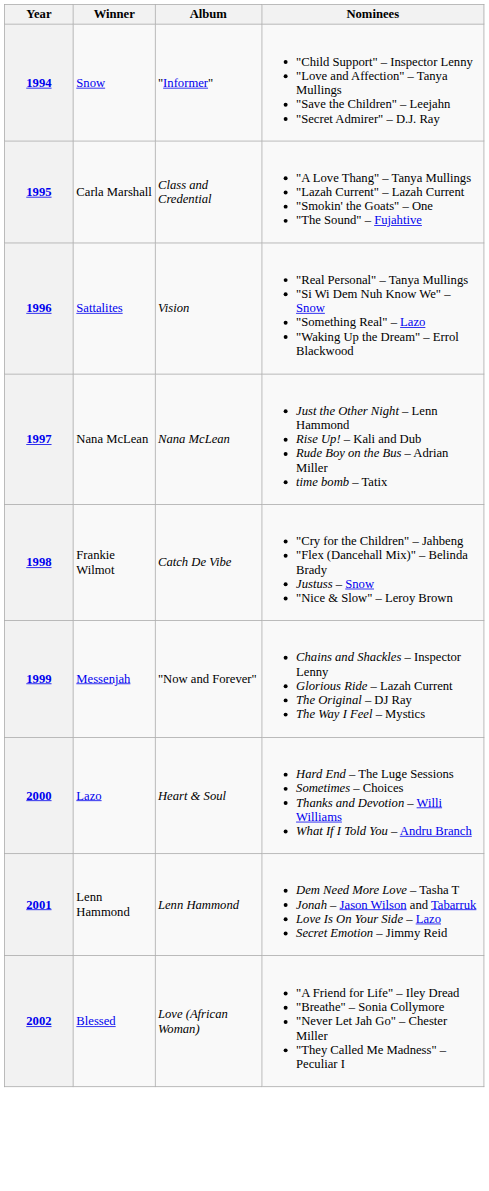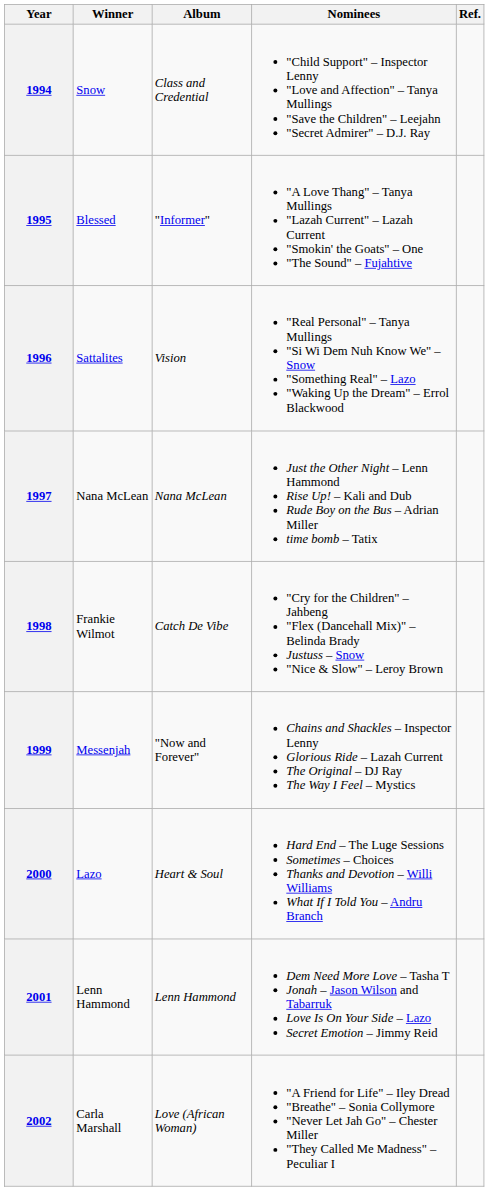+ column: (470, 14)
(186, 82) "Informer" -> (182, 89) Class and Credential
(114, 192) Carla Marshall -> (96, 220) Blessed
(185, 192) Class and Credential -> (182, 220) "Informer"
(96, 1021) Blessed -> (99, 1120) Carla Marshall
